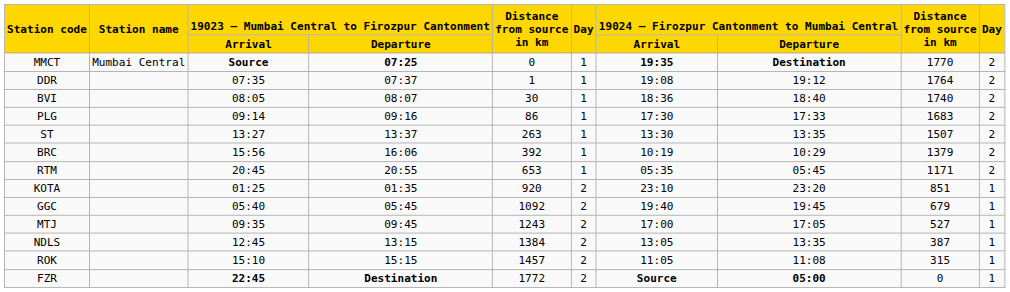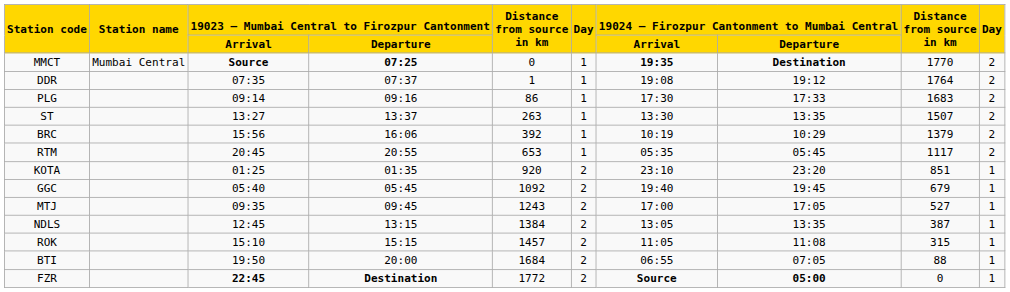- row: (47, 98)
(940, 170) 1171 -> (940, 152) 1117
+ row: (47, 260)
